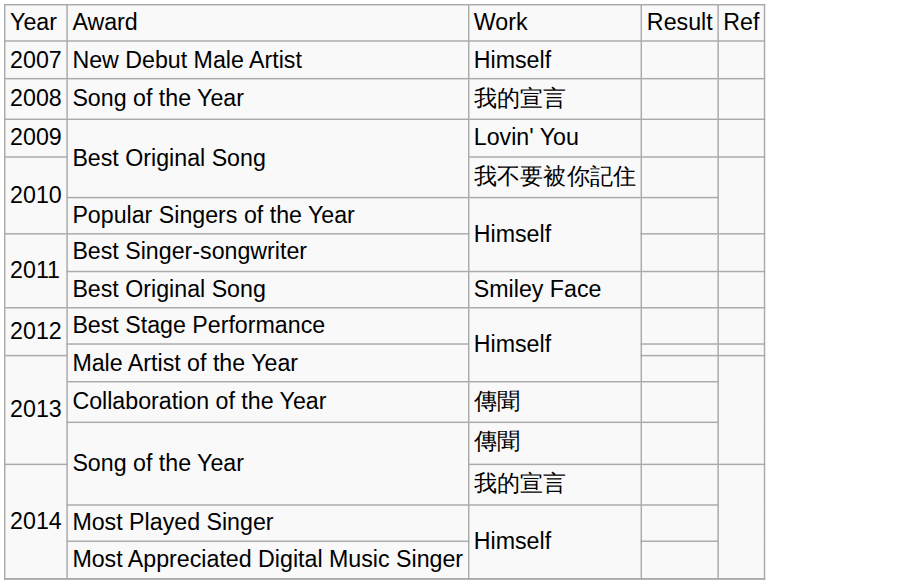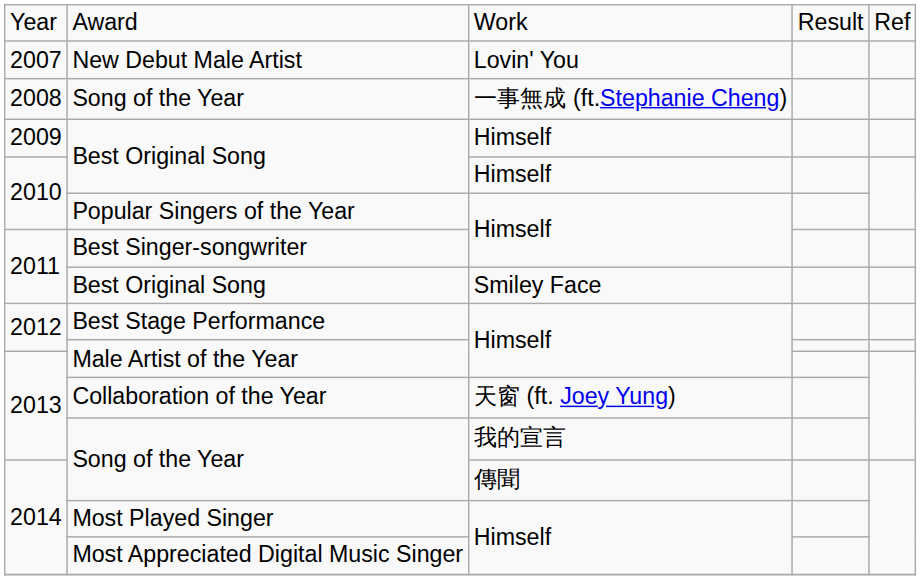(512, 59) Himself -> (526, 59) Lovin' You
(520, 97) 我的宣言 -> (630, 97) 一事無成 (ft.Stephanie Cheng)
(526, 137) Lovin' You -> (512, 137) Himself
(555, 175) 我不要被你記住 -> (512, 174) Himself
(497, 400) 傳聞 -> (575, 396) 天窗 (ft. Joey Yung)
(497, 442) 傳聞 -> (520, 437) 我的宣言
(520, 483) 我的宣言 -> (497, 478) 傳聞
